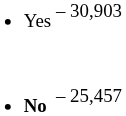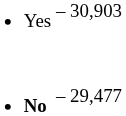(96, 95) 25,457 -> (96, 95) 29,477
